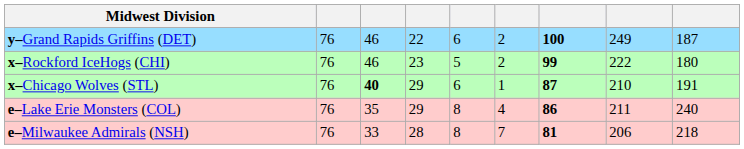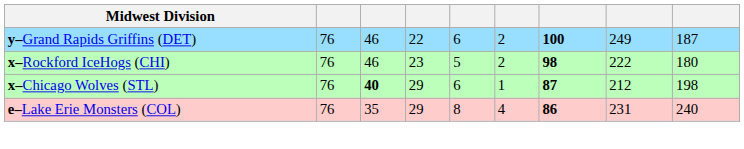(550, 62) 99 -> (550, 62) 98
(620, 86) 210 -> (620, 86) 212
(687, 86) 191 -> (687, 86) 198
(620, 109) 211 -> (620, 109) 231
- row: (98, 132)
